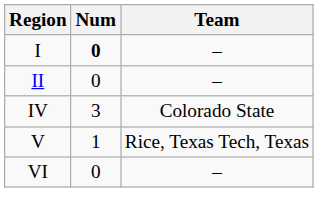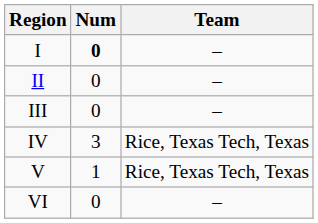+ row: (38, 111)
(217, 111) Colorado State -> (217, 141) Rice, Texas Tech, Texas
